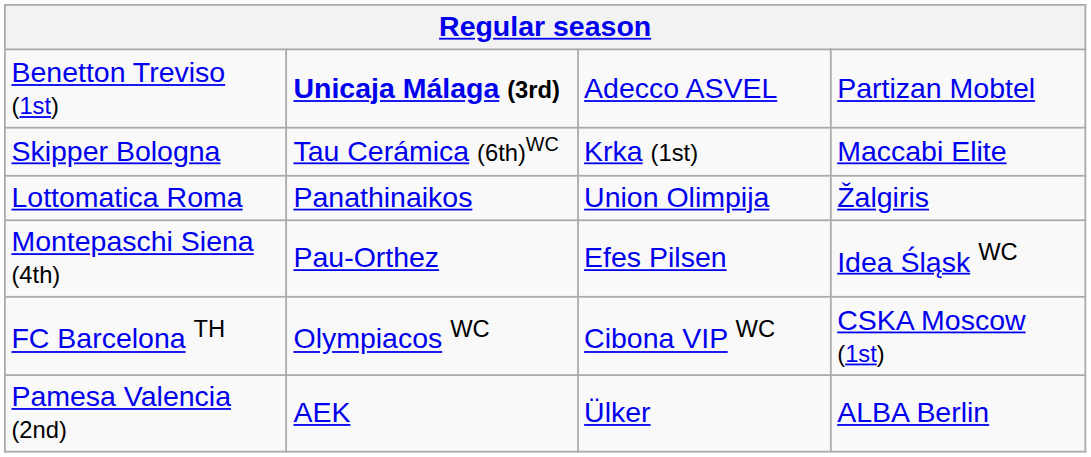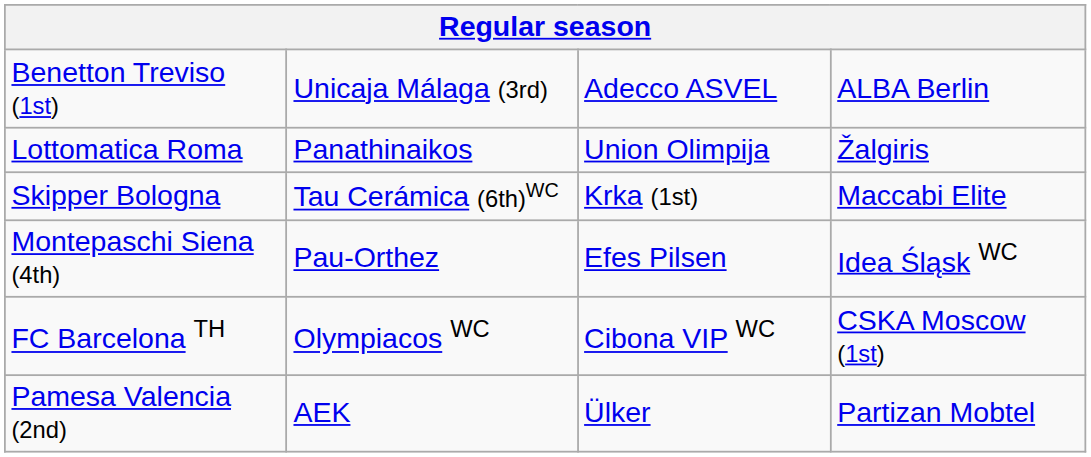(427, 88) bold -> (421, 88) normal
(936, 88) Partizan Mobtel -> (913, 88) ALBA Berlin
rows swapped: (116, 150) <-> (127, 197)
(913, 412) ALBA Berlin -> (936, 412) Partizan Mobtel
